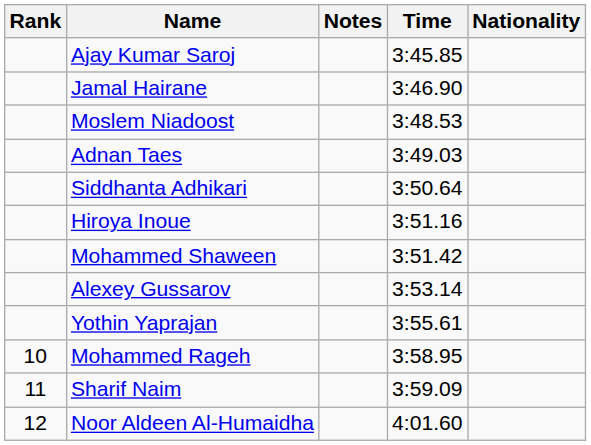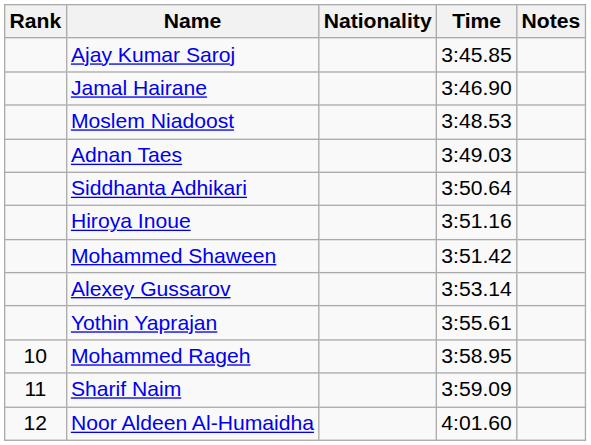columns swapped: (526, 21) <-> (353, 21)
